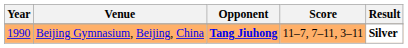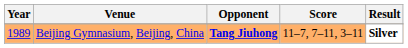(19, 33) 1990 -> (19, 33) 1989
